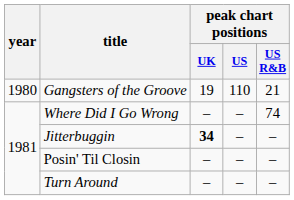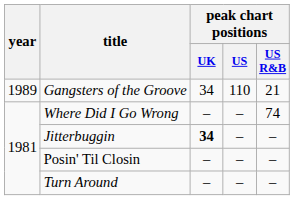(22, 90) 1980 -> (22, 90) 1989
(207, 90) 19 -> (207, 90) 34
